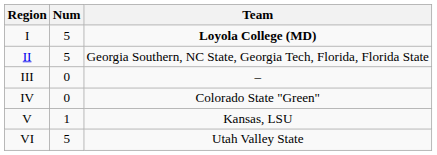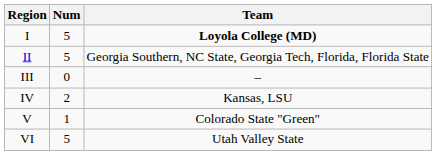(67, 98) 0 -> (67, 98) 2
(258, 98) Colorado State "Green" -> (258, 98) Kansas, LSU
(258, 118) Kansas, LSU -> (258, 118) Colorado State "Green"
